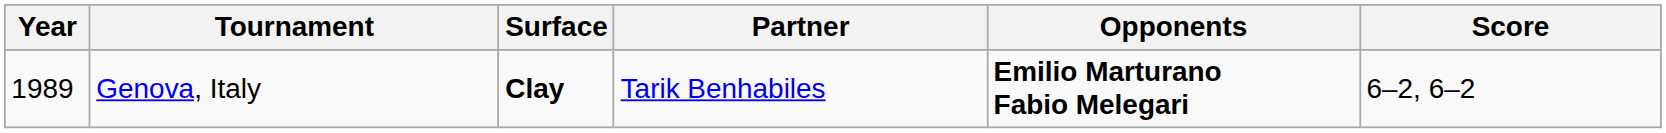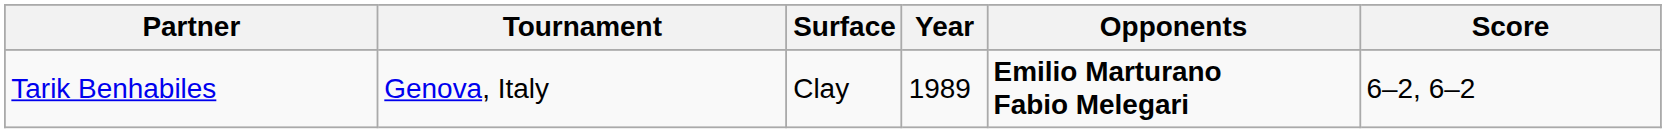columns swapped: (47, 26) <-> (801, 26)
(535, 88) bold -> (821, 88) normal
